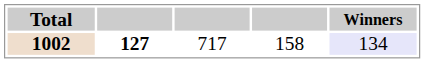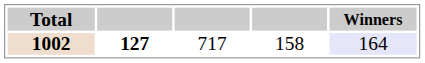(373, 43) 134 -> (373, 43) 164
